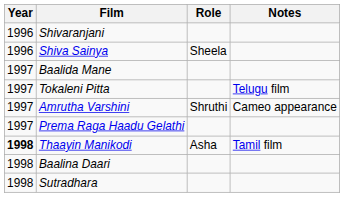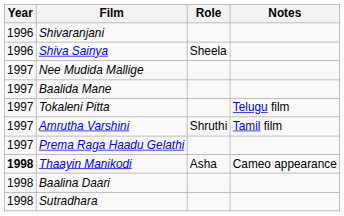+ row: (91, 70)
(285, 107) Cameo appearance -> (257, 126) Tamil film
(257, 145) Tamil film -> (285, 164) Cameo appearance
